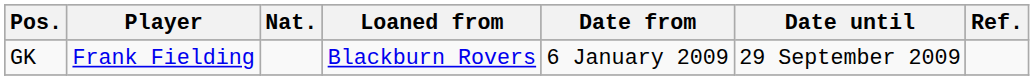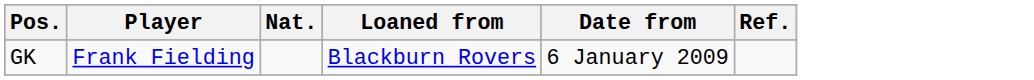- column: (850, 23)
